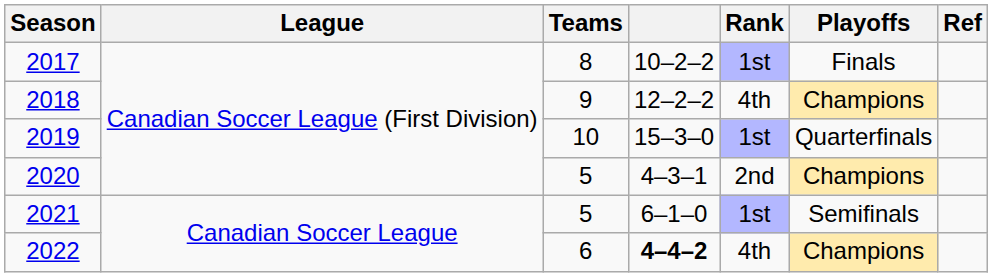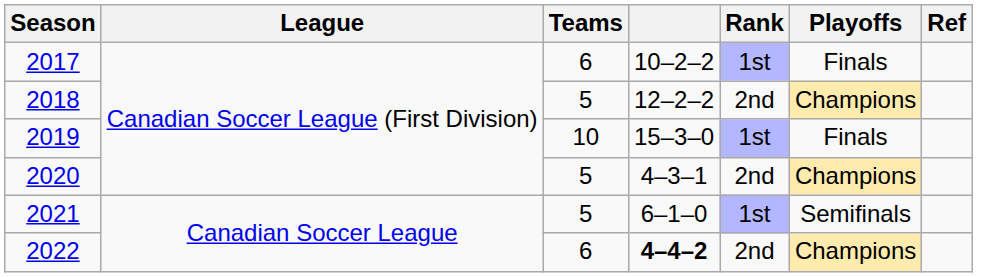(586, 61) 8 -> (586, 61) 6
(586, 99) 9 -> (586, 99) 5
(754, 99) 4th -> (754, 99) 2nd
(864, 137) Quarterfinals -> (856, 137) Finals
(754, 251) 4th -> (754, 251) 2nd
